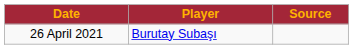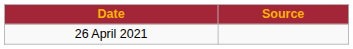- column: (200, 14)
